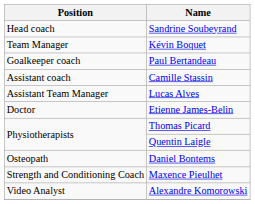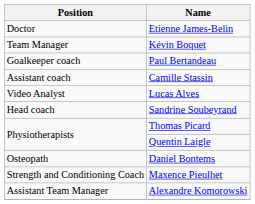rows swapped: (193, 28) <-> (191, 110)
(57, 93) Assistant Team Manager -> (36, 93) Video Analyst
(36, 191) Video Analyst -> (57, 191) Assistant Team Manager
